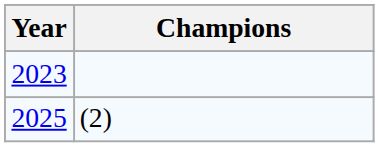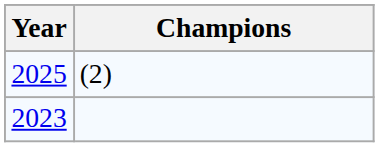rows swapped: (39, 73) <-> (39, 118)
